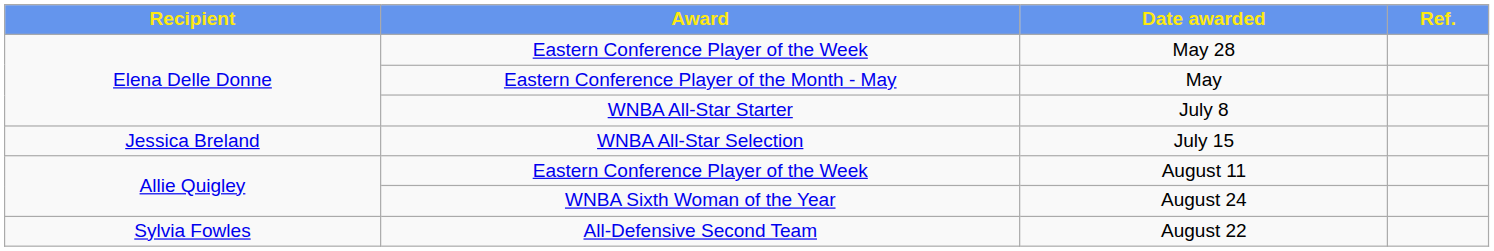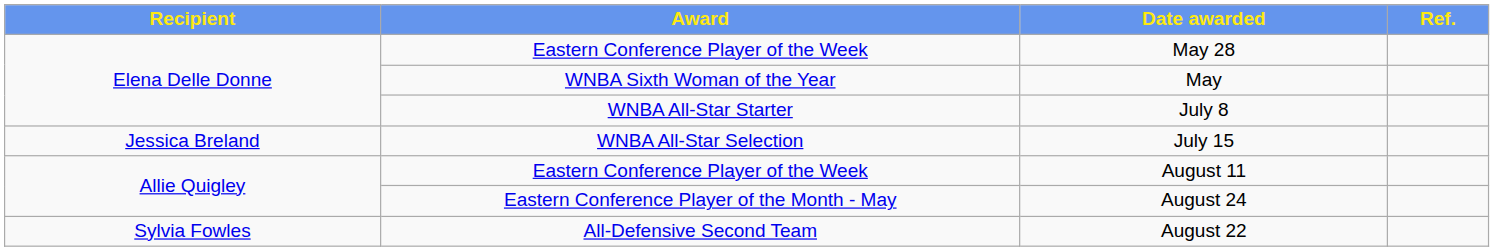(700, 79) Eastern Conference Player of the Month - May -> (700, 79) WNBA Sixth Woman of the Year
(700, 200) WNBA Sixth Woman of the Year -> (700, 200) Eastern Conference Player of the Month - May
